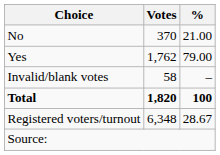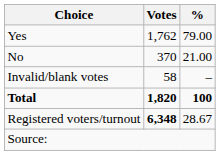rows swapped: (17, 56) <-> (15, 35)
(162, 118) normal -> (162, 118) bold
